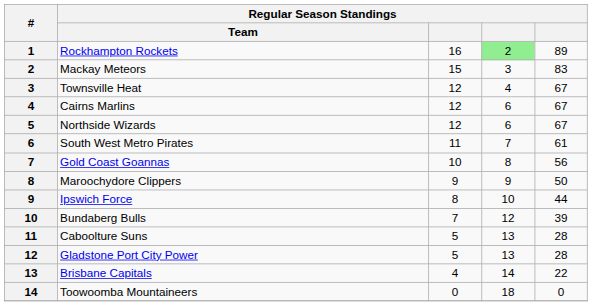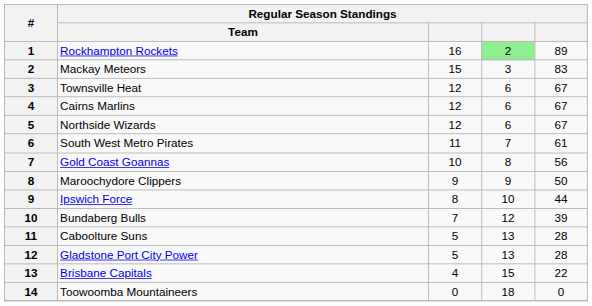(508, 88) 4 -> (508, 88) 6
(508, 273) 14 -> (508, 273) 15
